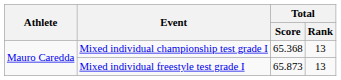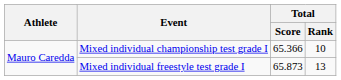(288, 49) 65.368 -> (288, 49) 65.366
(320, 49) 13 -> (320, 49) 10
